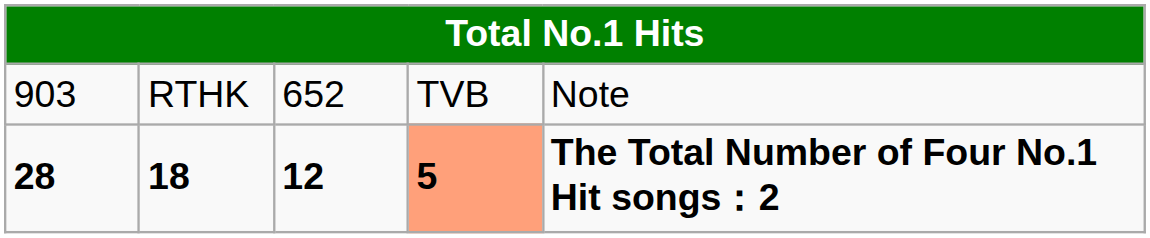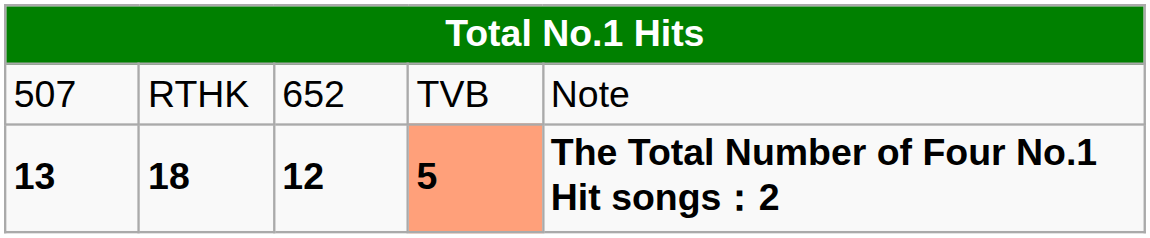(45, 93) 903 -> (45, 93) 507
(35, 177) 28 -> (35, 177) 13
